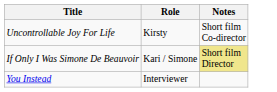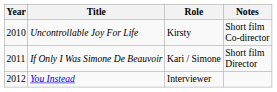+ column: (16, 12)
(221, 58) khaki background -> (245, 58) no background
